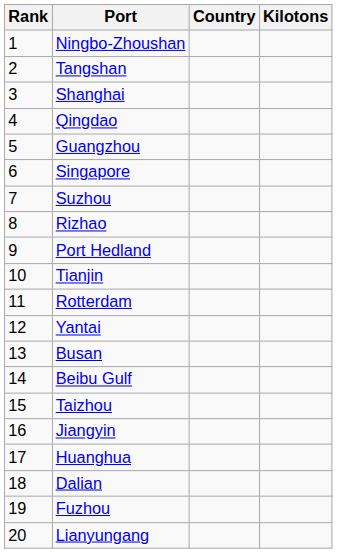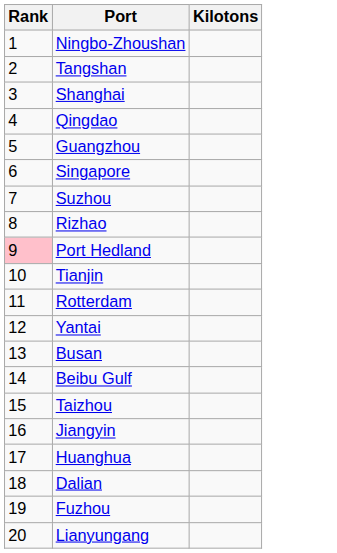- column: (224, 17)
(13, 250) no background -> (13, 250) pink background
